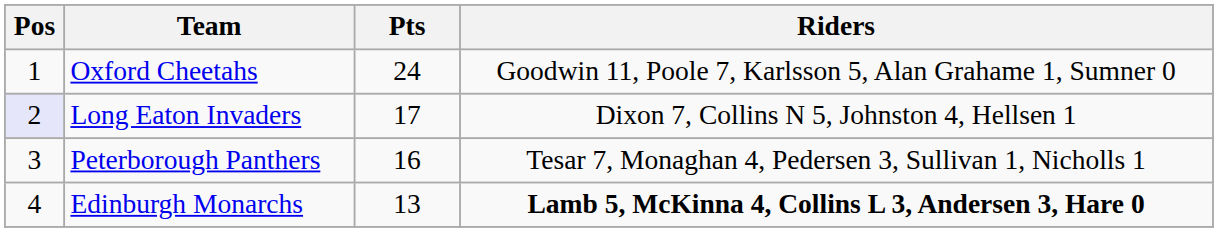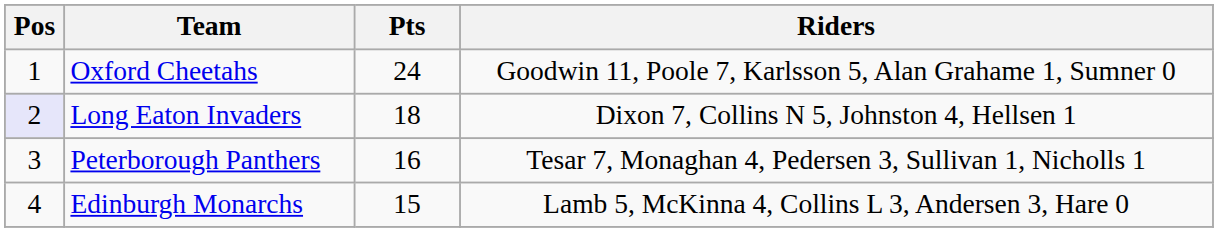(407, 115) 17 -> (407, 115) 18
(407, 203) 13 -> (407, 203) 15
(836, 203) bold -> (836, 203) normal
